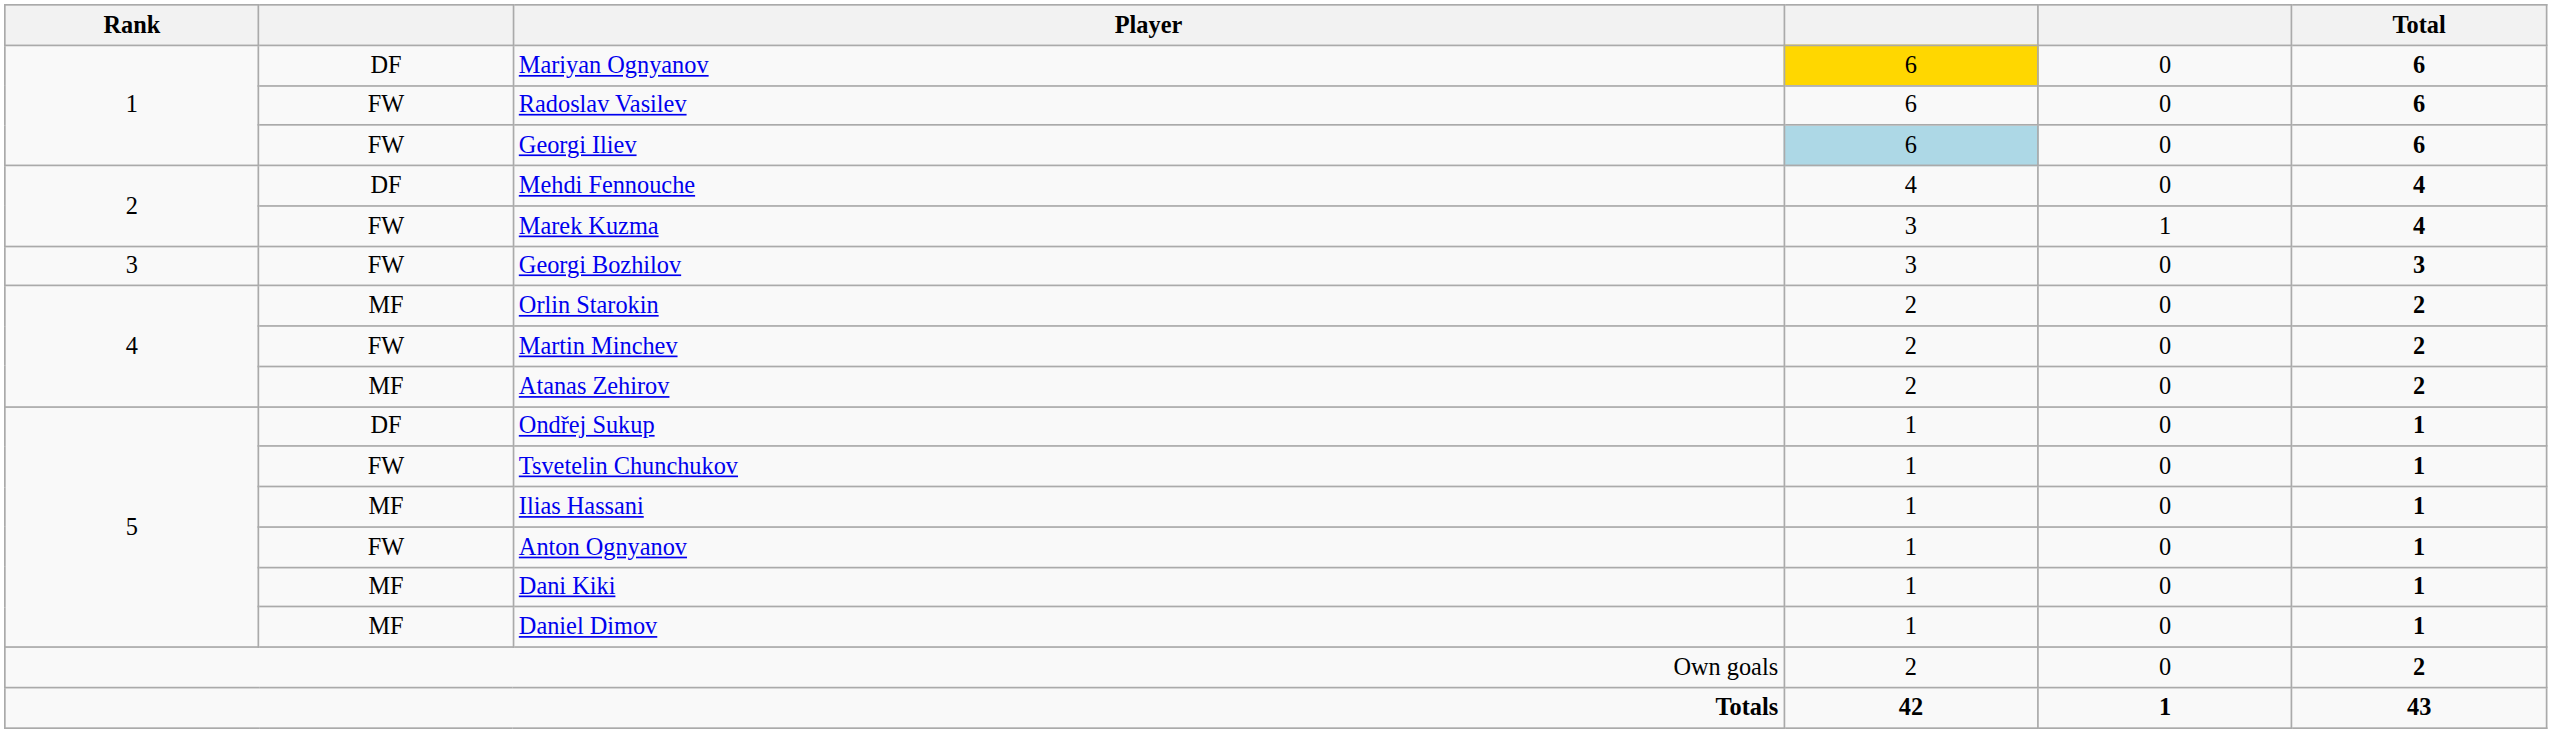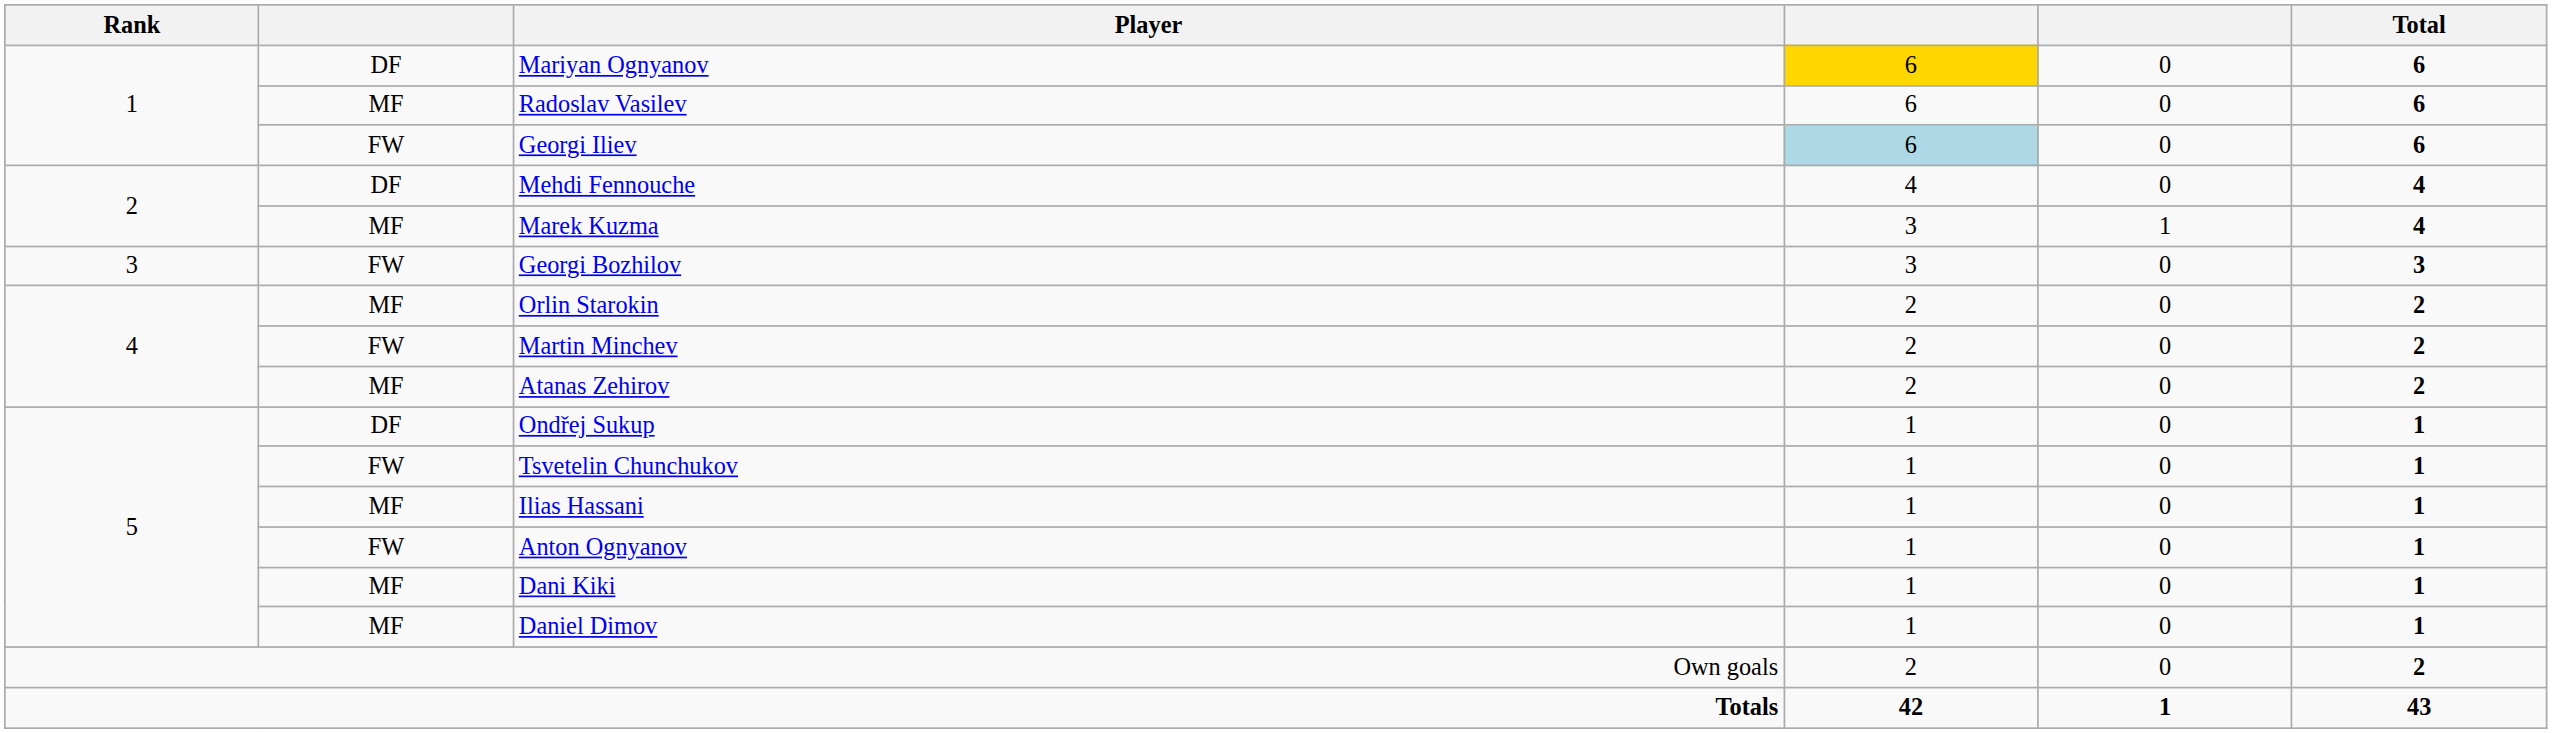(386, 105) FW -> (386, 105) MF
(386, 225) FW -> (386, 225) MF
